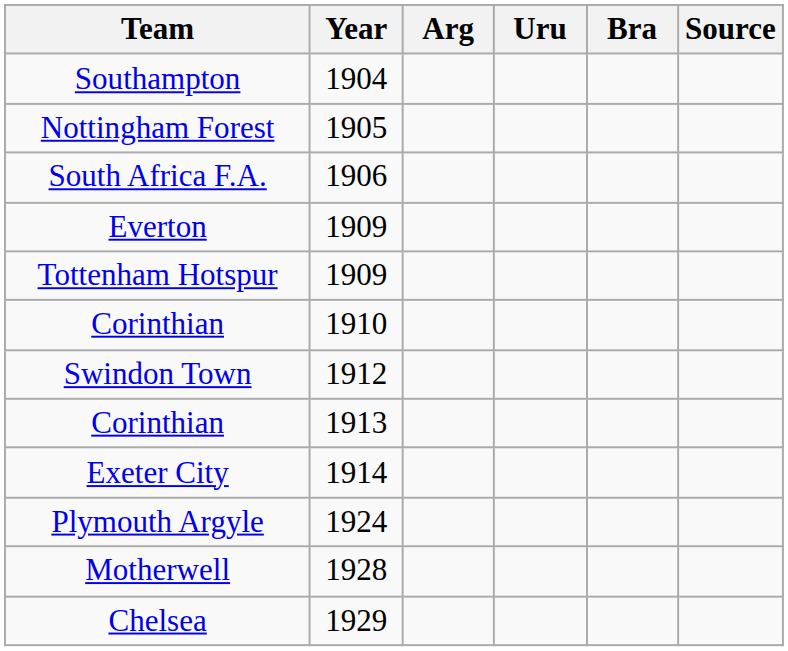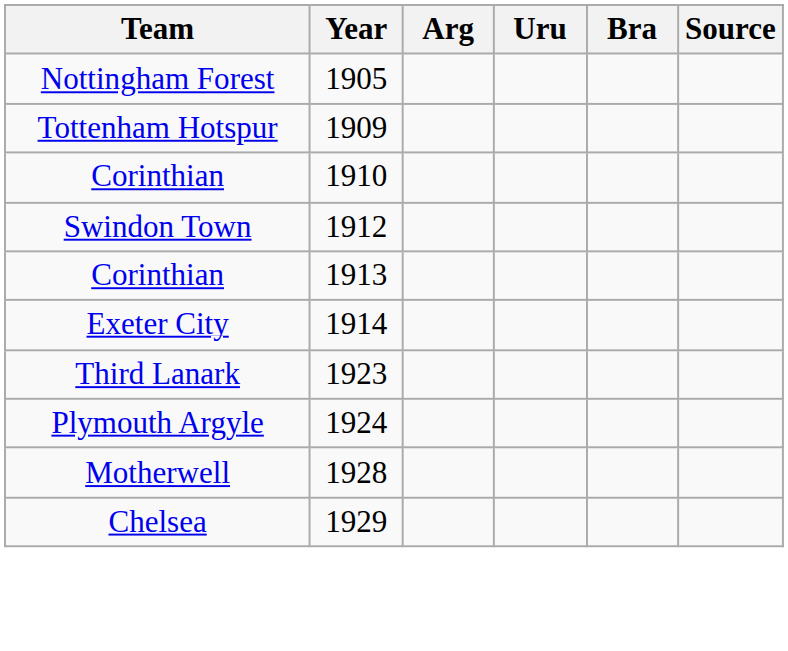- row: (158, 78)
- row: (158, 176)
- row: (158, 226)
+ row: (158, 373)
